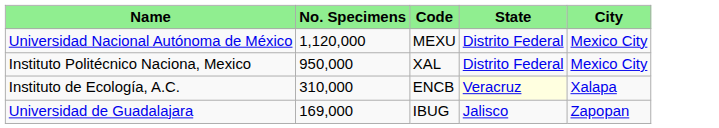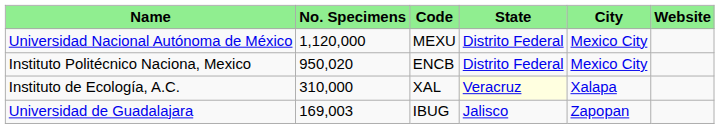+ column: (683, 17)
(326, 64) 950,000 -> (326, 64) 950,020
(427, 64) XAL -> (434, 64) ENCB
(434, 87) ENCB -> (427, 87) XAL
(326, 111) 169,000 -> (326, 111) 169,003
